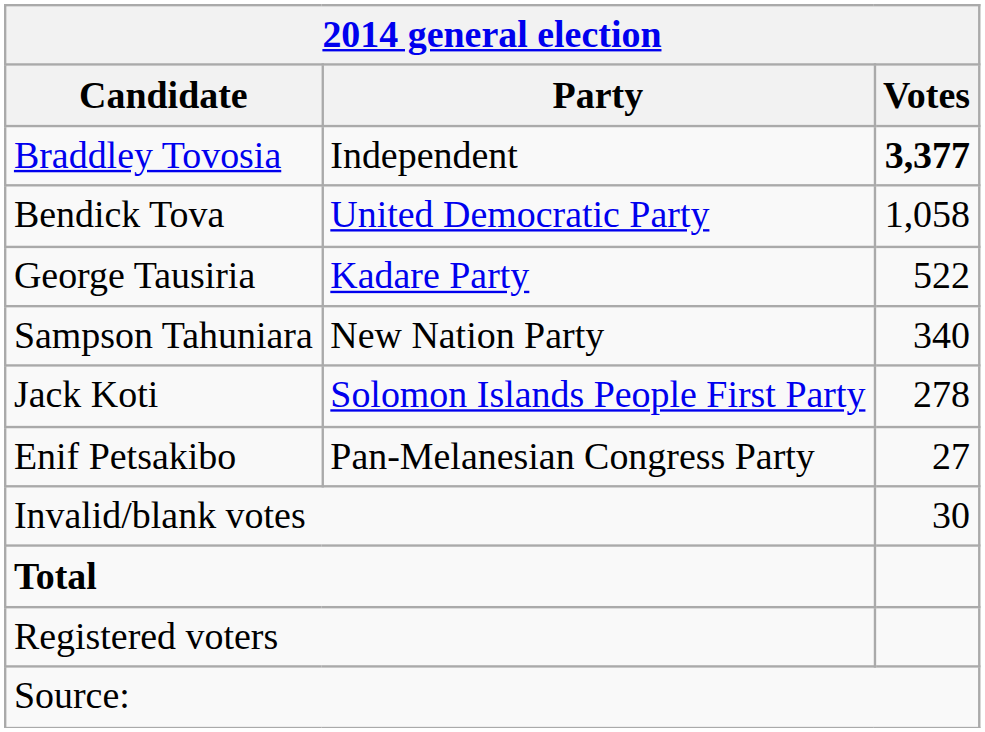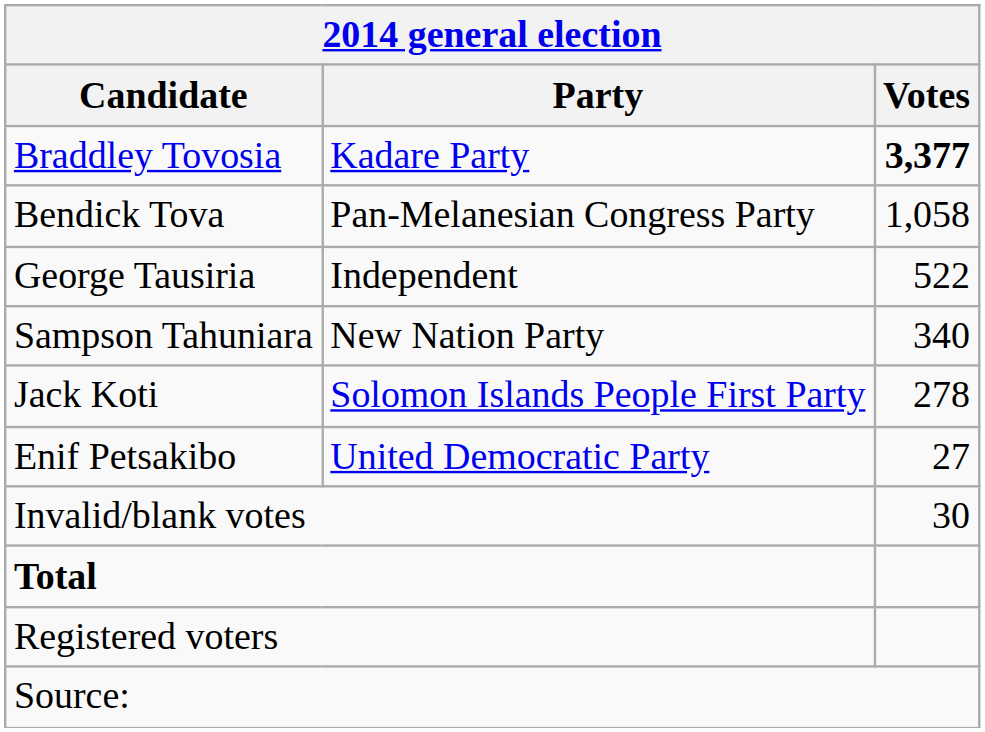(424, 154) Independent -> (430, 154) Kadare Party
(520, 214) United Democratic Party -> (573, 214) Pan-Melanesian Congress Party
(430, 275) Kadare Party -> (424, 275) Independent
(573, 455) Pan-Melanesian Congress Party -> (520, 455) United Democratic Party
